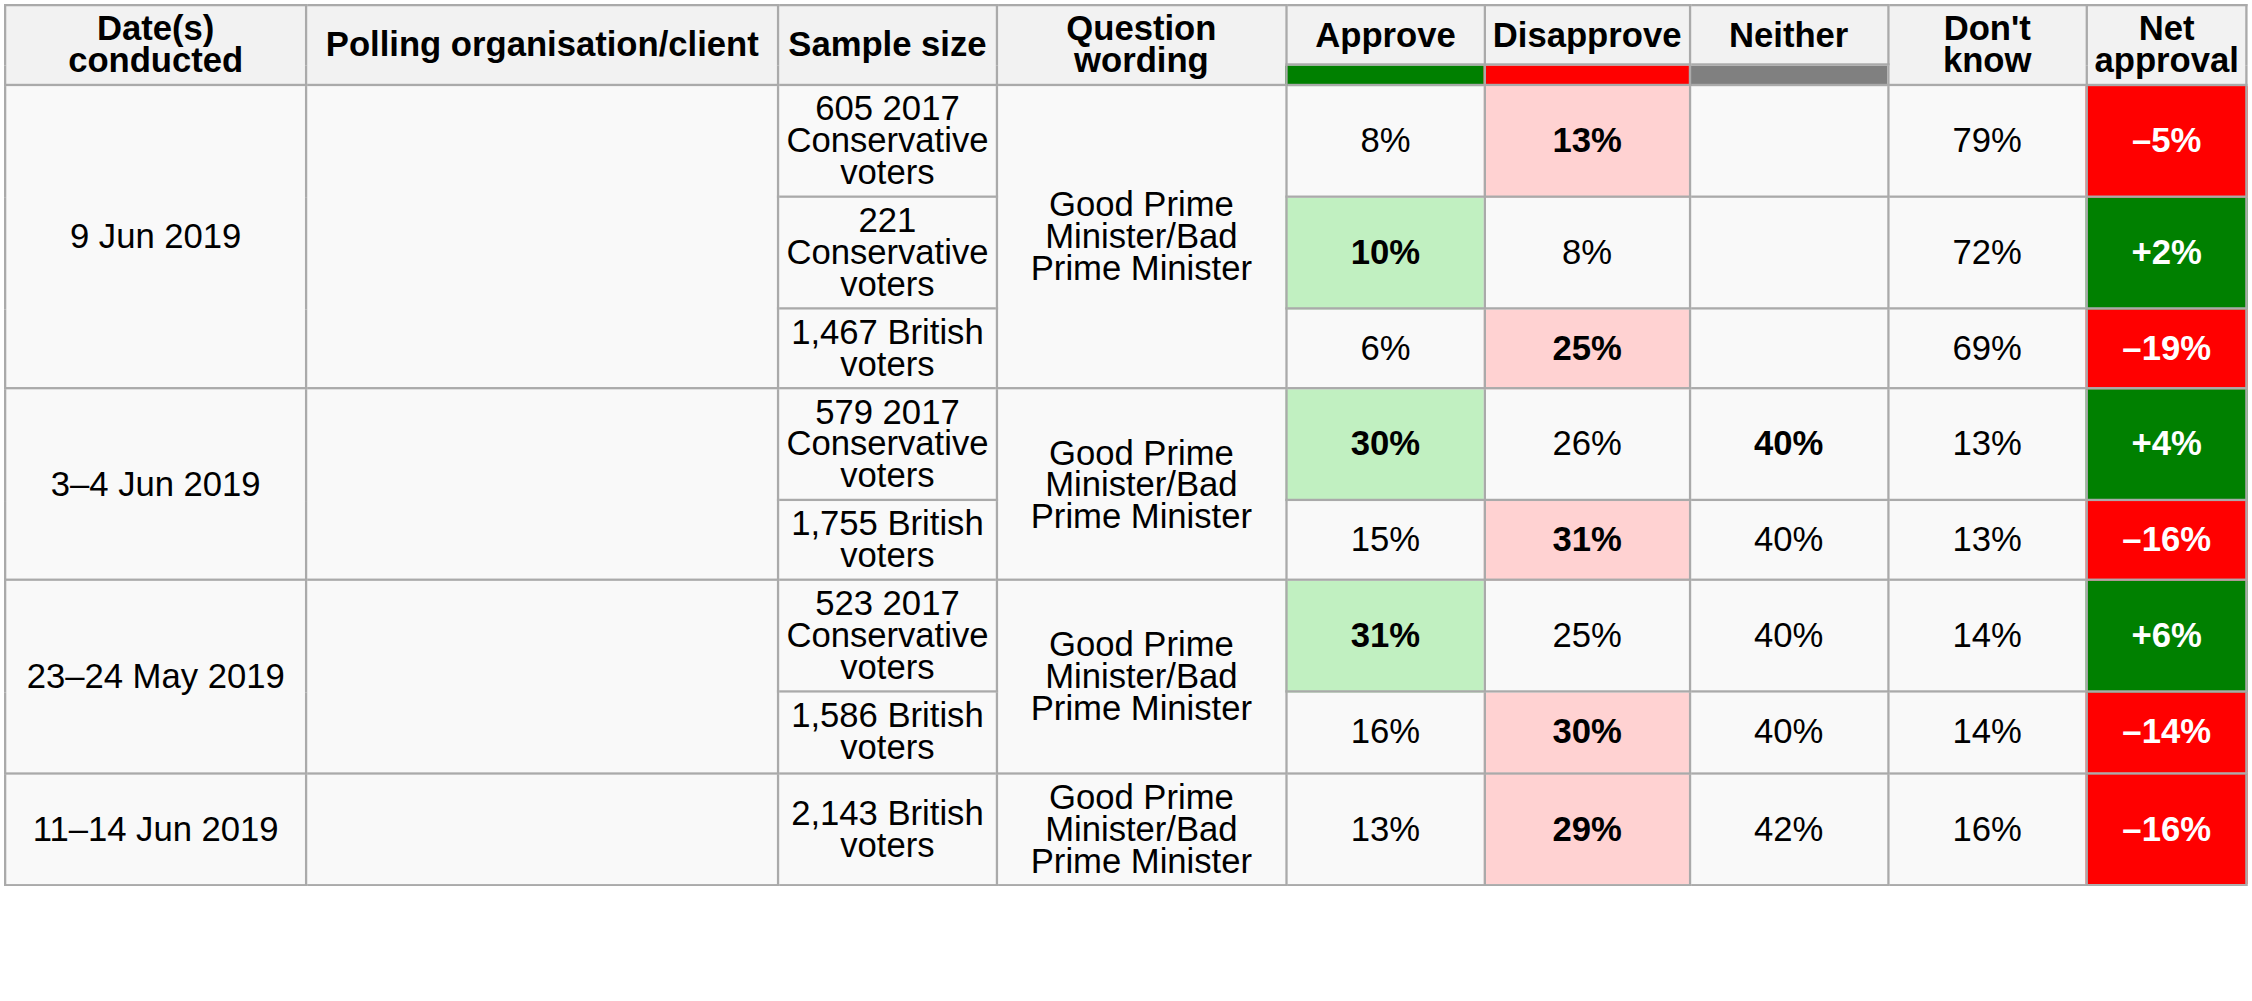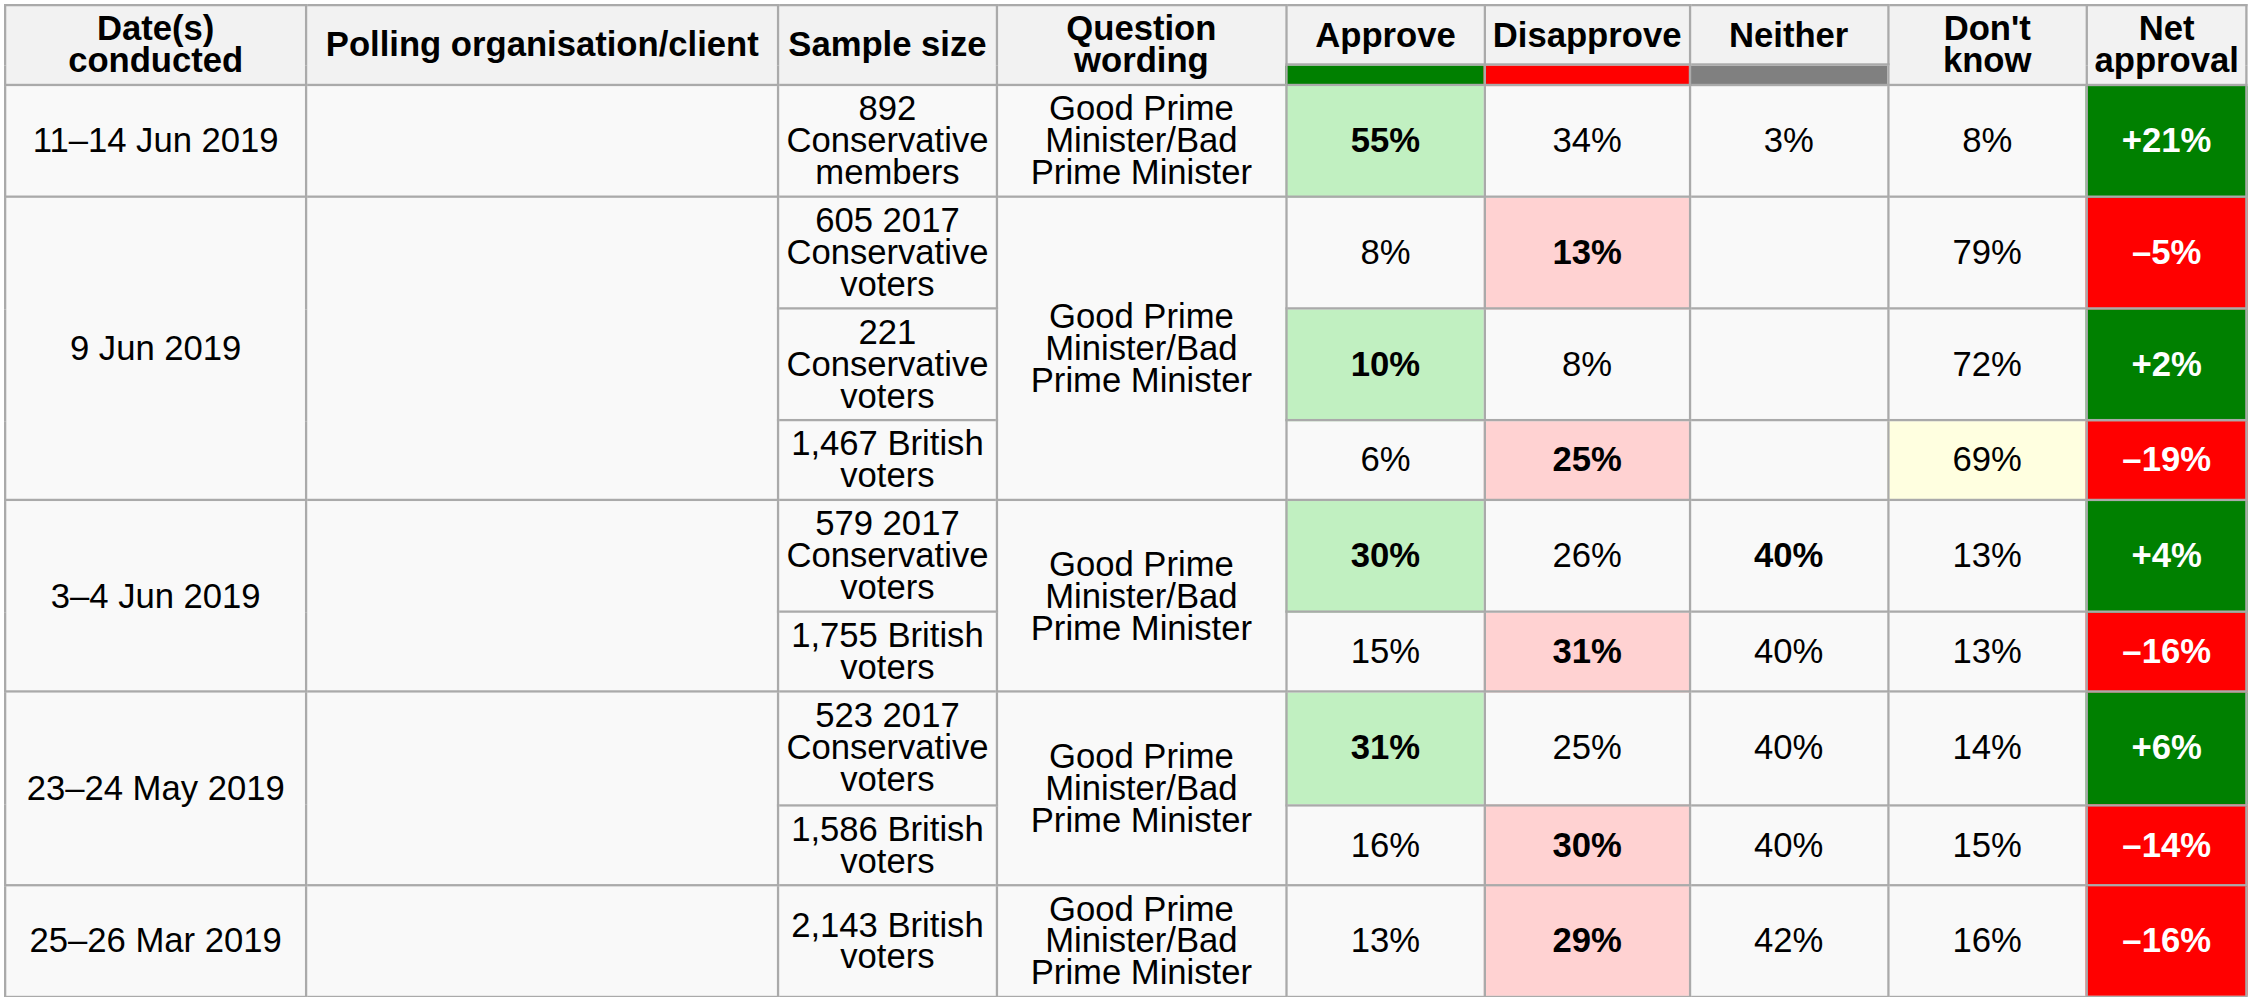+ row: (887, 140)
(1987, 348) no background -> (1987, 460) lightyellow background
(1987, 731) 14% -> (1987, 843) 15%
(156, 827) 11–14 Jun 2019 -> (156, 939) 25–26 Mar 2019
